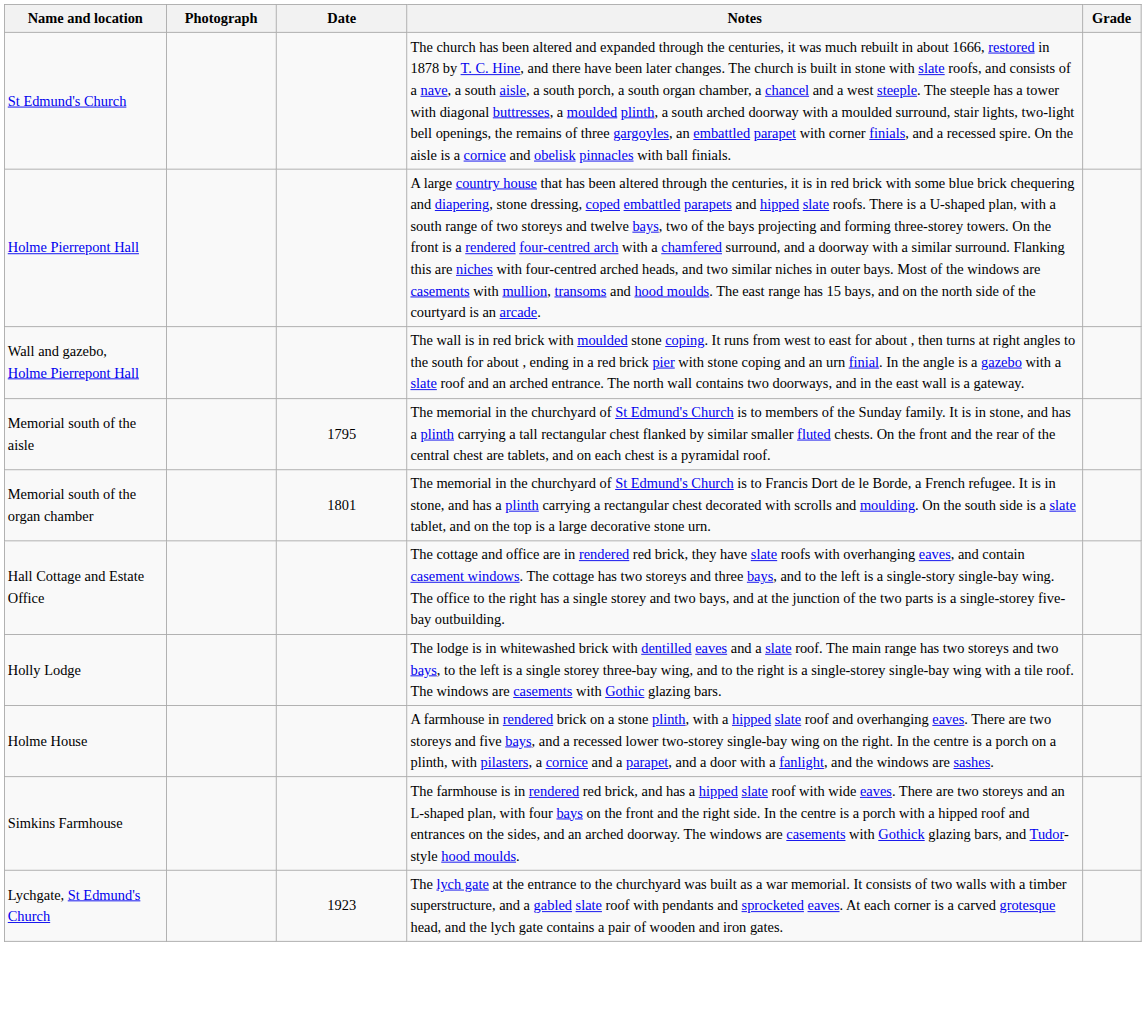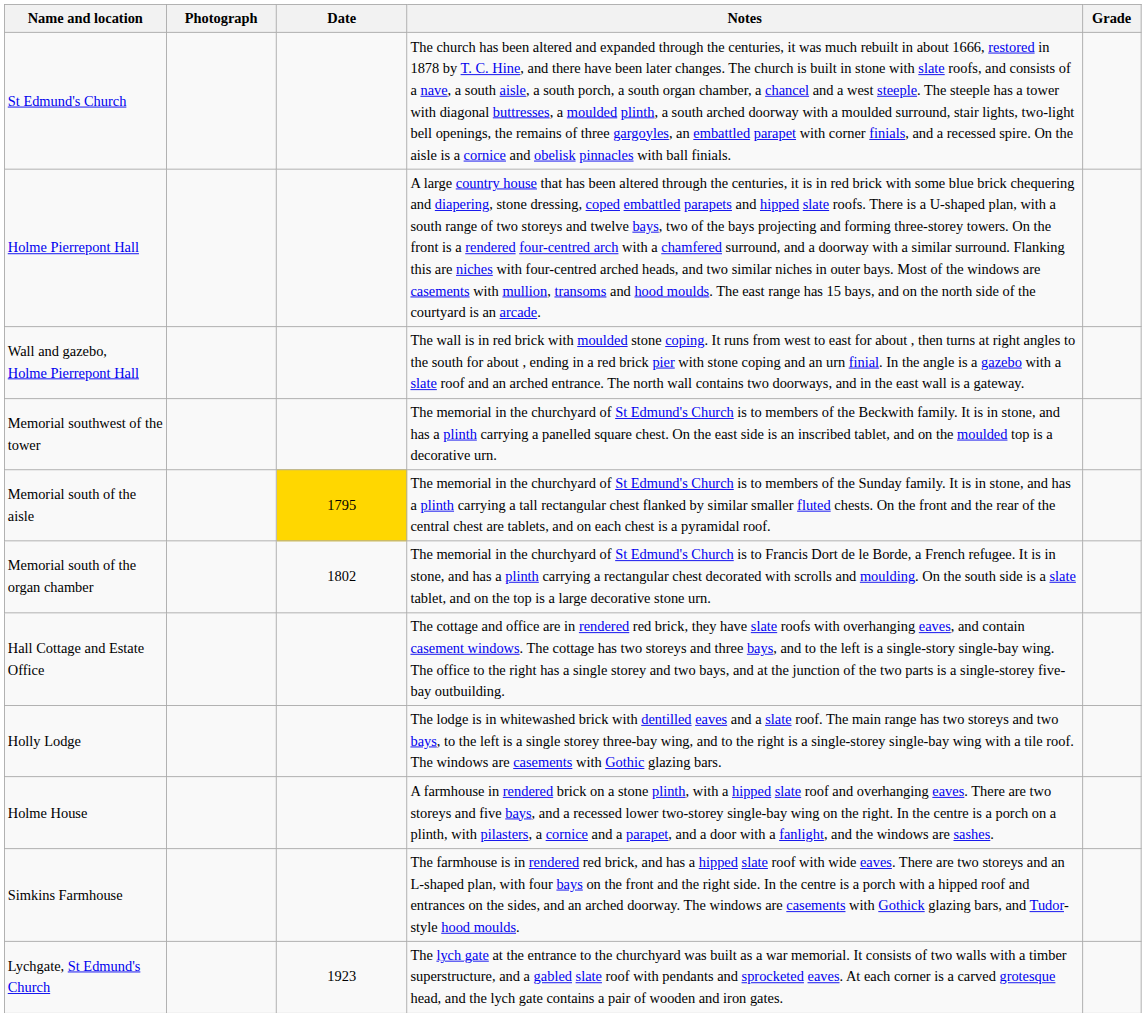+ row: (85, 433)
(342, 433) no background -> (342, 505) gold background
(342, 505) 1801 -> (342, 576) 1802
